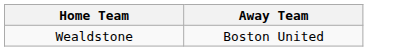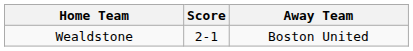+ column: (206, 15)
